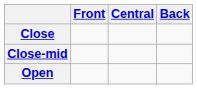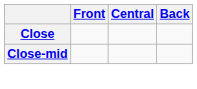- row: (37, 73)
